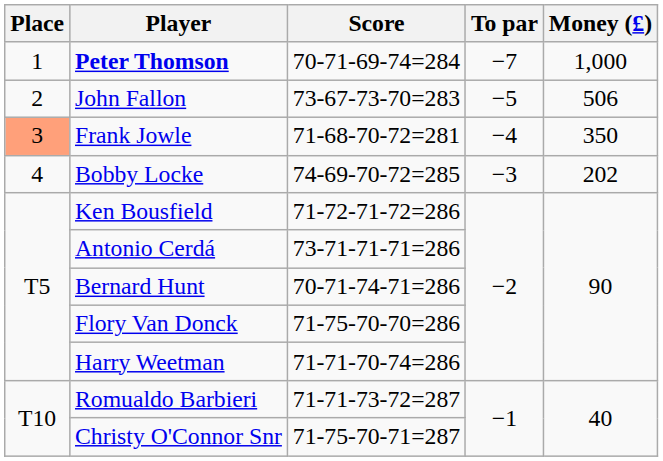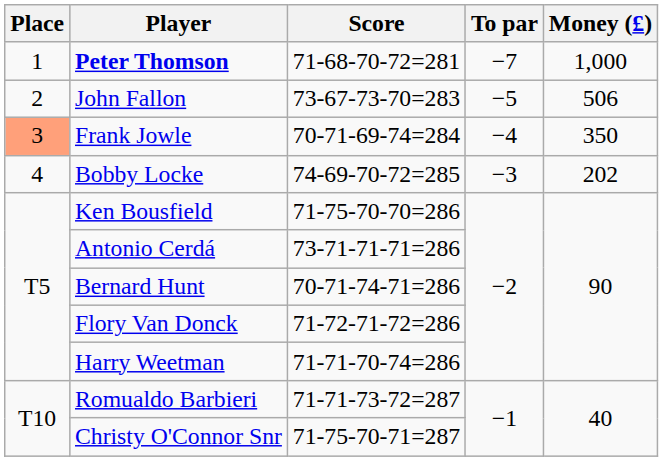(376, 60) 70-71-69-74=284 -> (376, 60) 71-68-70-72=281
(376, 135) 71-68-70-72=281 -> (376, 135) 70-71-69-74=284
(376, 211) 71-72-71-72=286 -> (376, 211) 71-75-70-70=286
(376, 323) 71-75-70-70=286 -> (376, 323) 71-72-71-72=286
